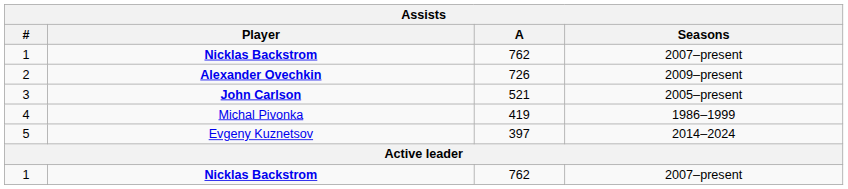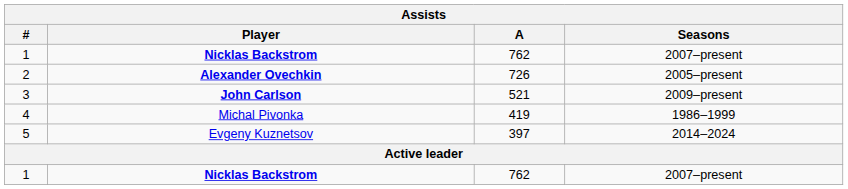(704, 75) 2009–present -> (704, 75) 2005–present
(704, 94) 2005–present -> (704, 94) 2009–present
